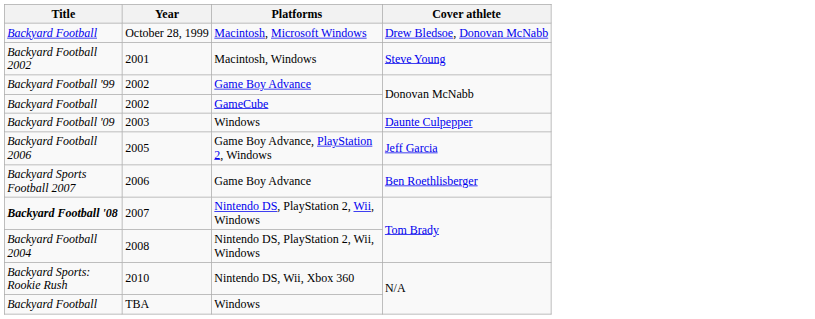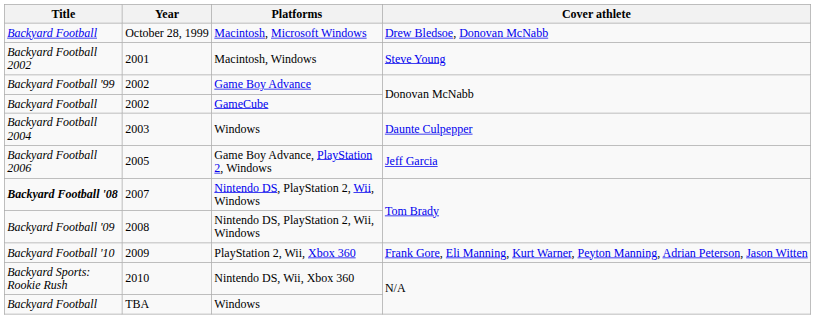(61, 122) Backyard Football '09 -> (52, 129) Backyard Football 2004
- row: (137, 180)
(52, 246) Backyard Football 2004 -> (61, 227) Backyard Football '09
+ row: (137, 252)
